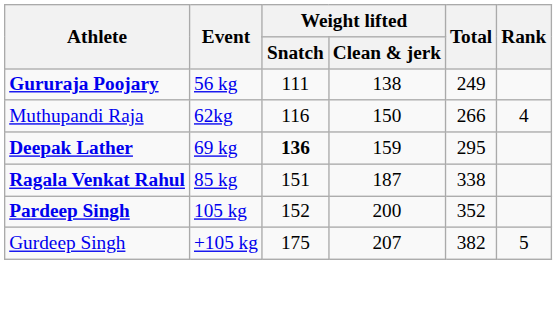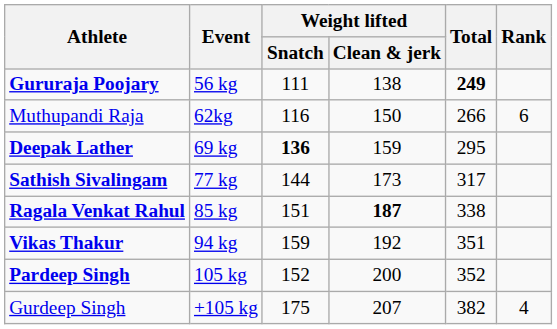(471, 84) normal -> (471, 84) bold
(524, 116) 4 -> (524, 116) 6
+ row: (88, 179)
(387, 179) normal -> (387, 211) bold
+ row: (66, 243)
(524, 243) 5 -> (524, 307) 4
